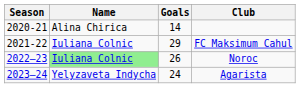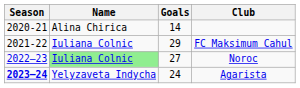(175, 59) 26 -> (175, 59) 27
(27, 75) normal -> (27, 75) bold
